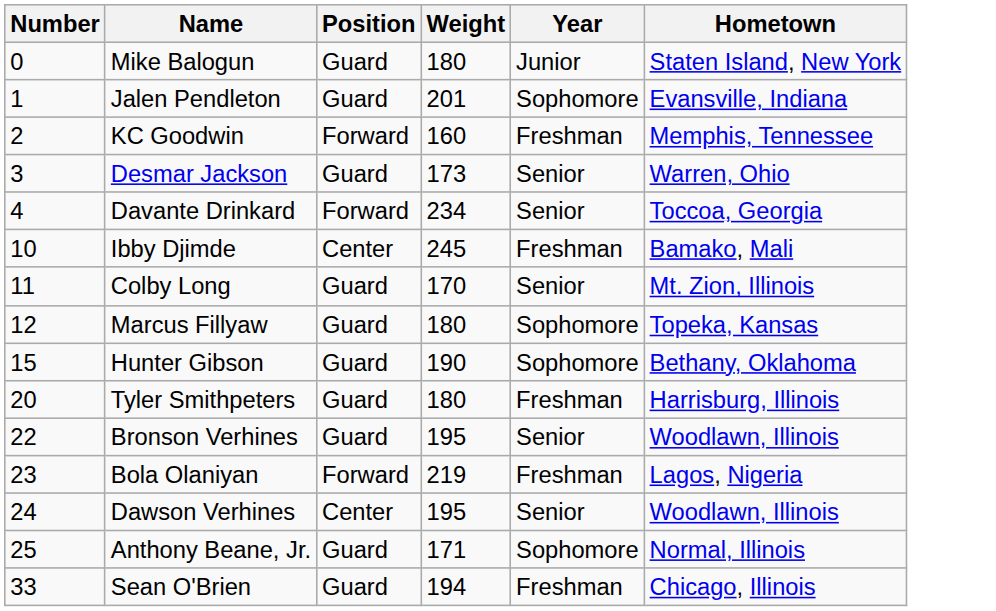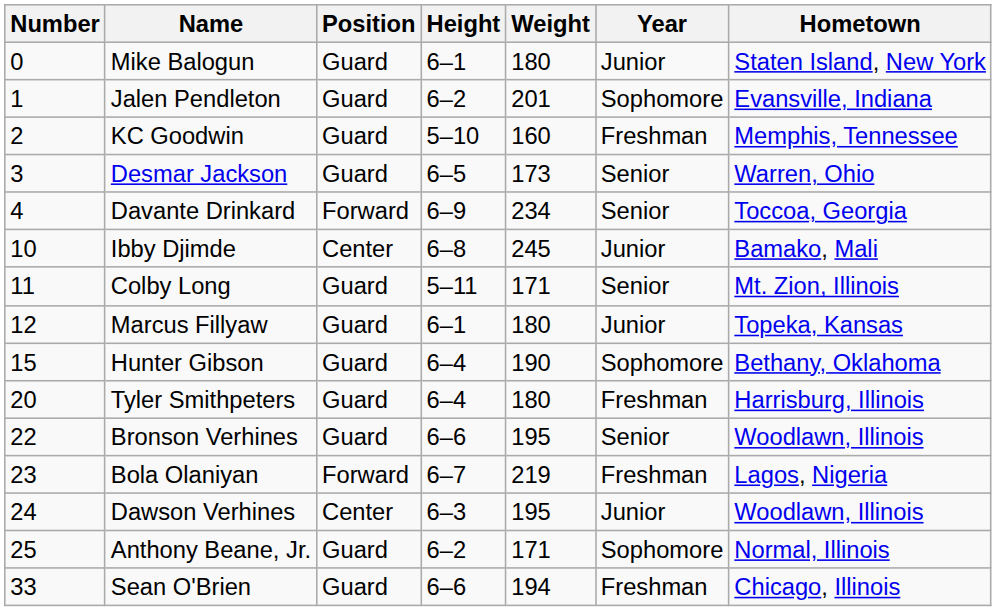+ column: (463, 24)
(366, 136) Forward -> (355, 136) Guard
(569, 249) Freshman -> (633, 249) Junior
(446, 286) 170 -> (531, 286) 171
(577, 324) Sophomore -> (633, 324) Junior
(550, 512) Senior -> (633, 512) Junior
